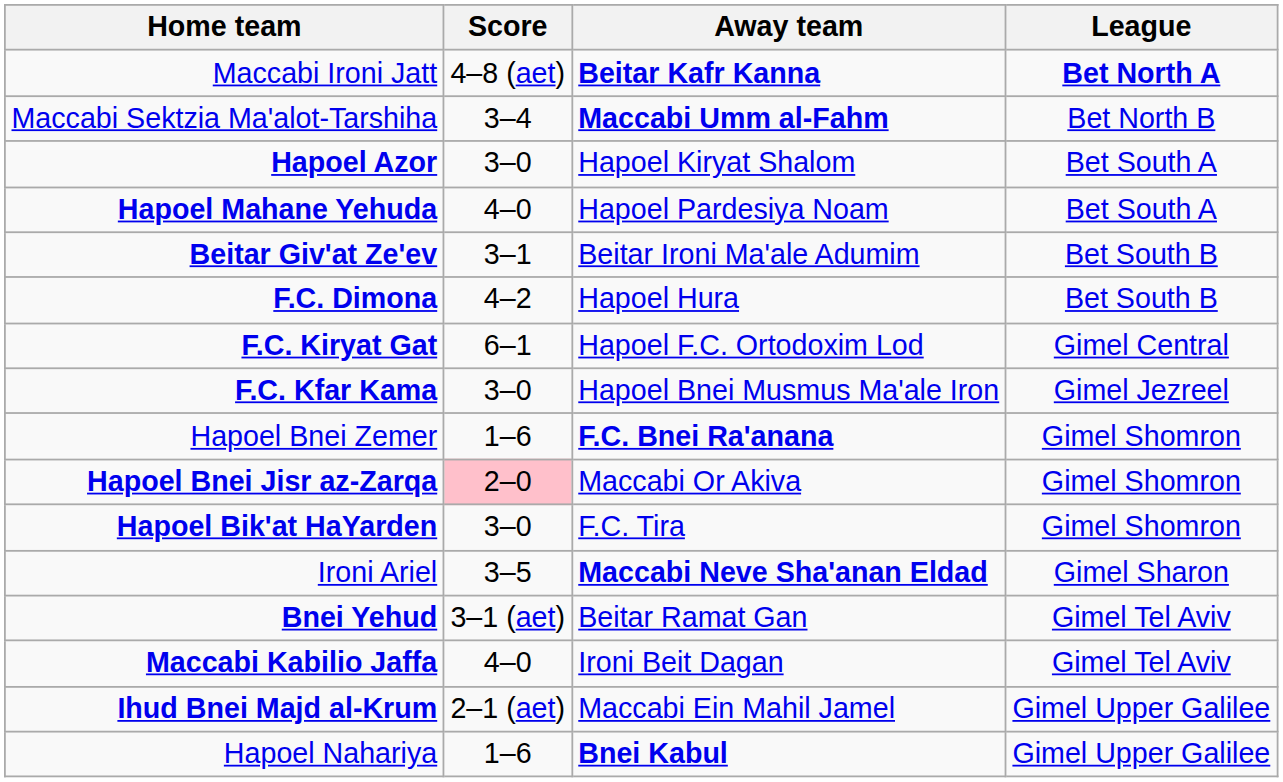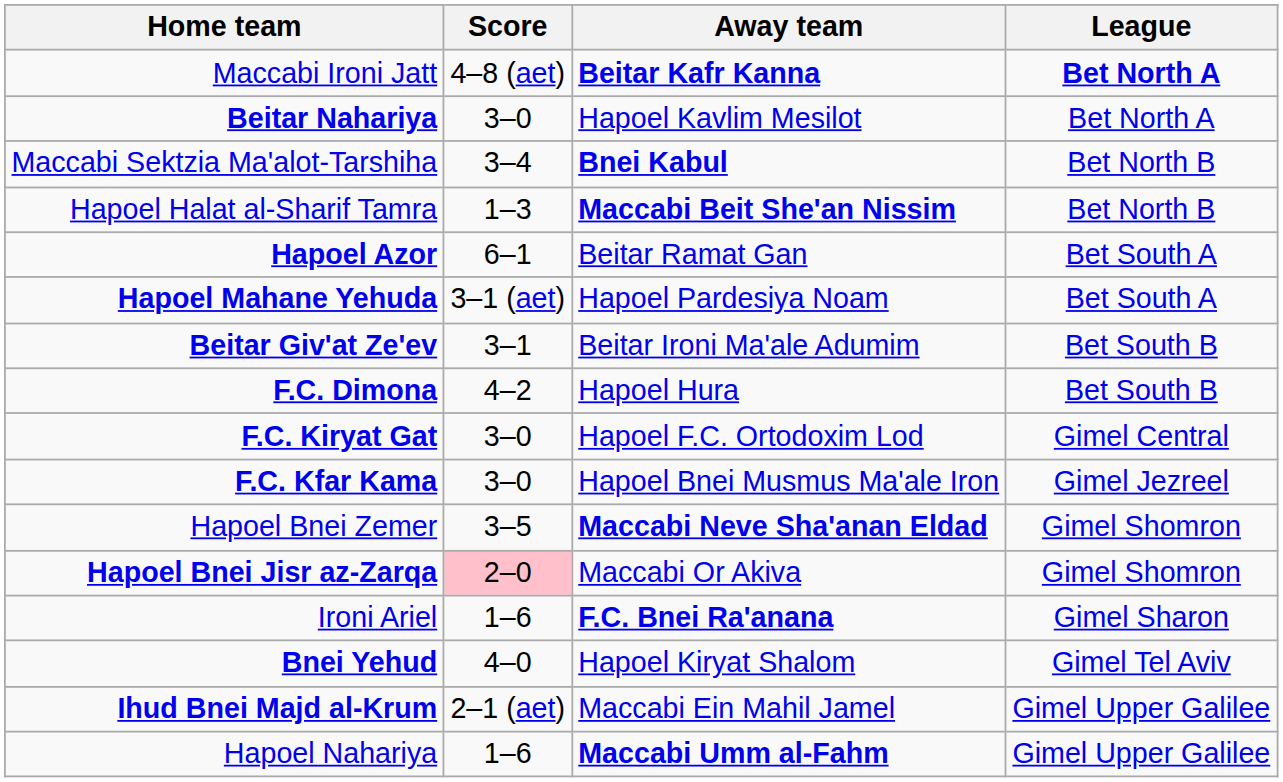+ row: (332, 118)
(733, 118) Maccabi Umm al-Fahm -> (653, 163) Bnei Kabul
+ row: (254, 208)
(508, 163) 3–0 -> (508, 254) 6–1
(717, 163) Hapoel Kiryat Shalom -> (693, 254) Beitar Ramat Gan
(508, 208) 4–0 -> (508, 299) 3–1 (aet)
(508, 345) 6–1 -> (508, 436) 3–0
(508, 436) 1–6 -> (508, 526) 3–5
(706, 436) F.C. Bnei Ra'anana -> (783, 526) Maccabi Neve Sha'anan Eldad
- row: (277, 526)
(508, 572) 3–5 -> (508, 617) 1–6
(783, 572) Maccabi Neve Sha'anan Eldad -> (706, 617) F.C. Bnei Ra'anana
(508, 617) 3–1 (aet) -> (508, 663) 4–0
(693, 617) Beitar Ramat Gan -> (717, 663) Hapoel Kiryat Shalom
- row: (292, 663)
(653, 753) Bnei Kabul -> (733, 753) Maccabi Umm al-Fahm
